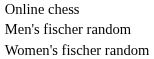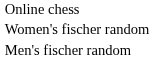rows swapped: (68, 29) <-> (77, 50)
